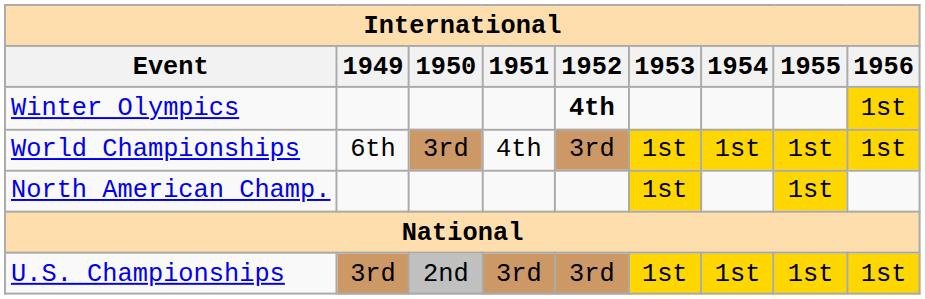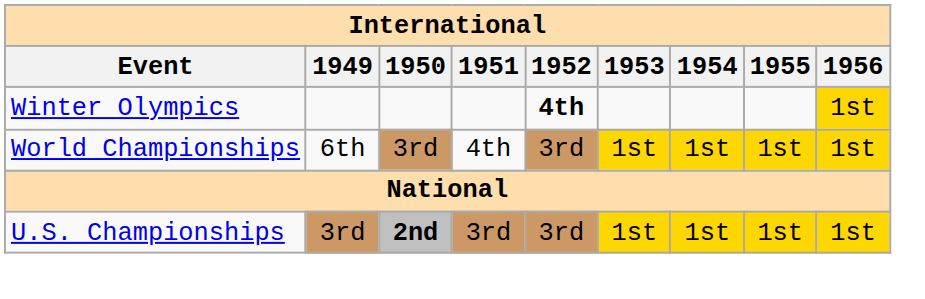- row: (171, 191)
(446, 274) normal -> (416, 232) bold
